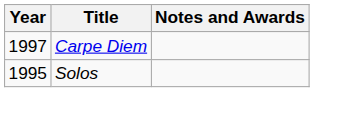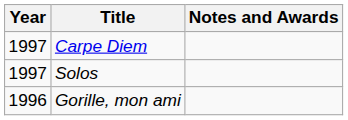(28, 73) 1995 -> (28, 73) 1997
+ row: (118, 100)
